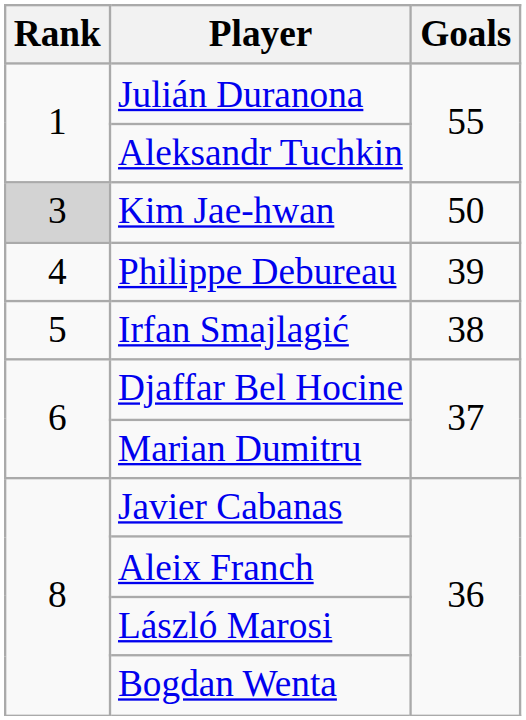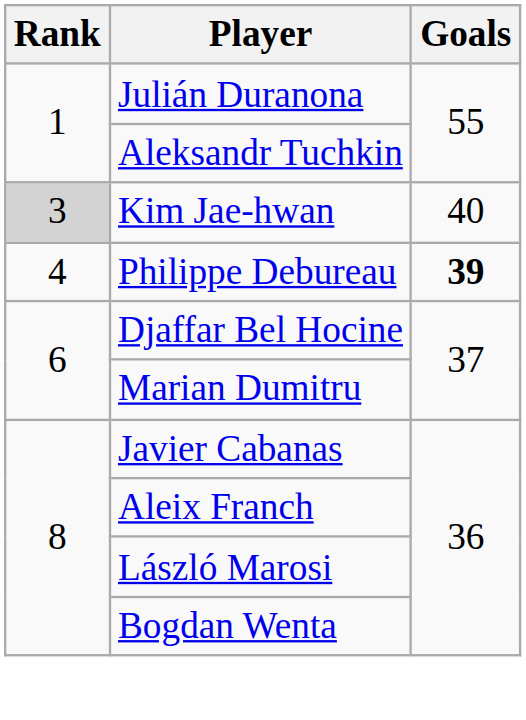(466, 211) 50 -> (466, 211) 40
(466, 270) normal -> (466, 270) bold
- row: (233, 329)
